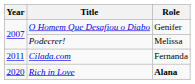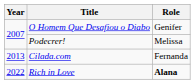(15, 57) 2011 -> (16, 57) 2013
(16, 72) 2020 -> (16, 72) 2022
